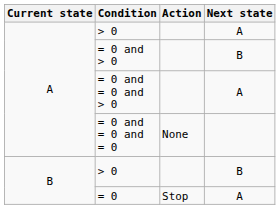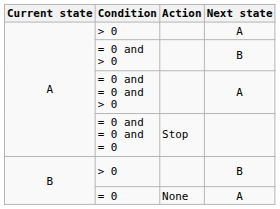(175, 135) None -> (175, 135) Stop
(175, 196) Stop -> (175, 196) None
